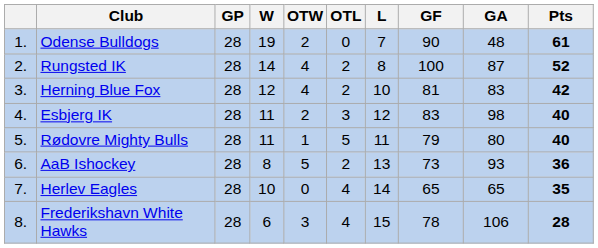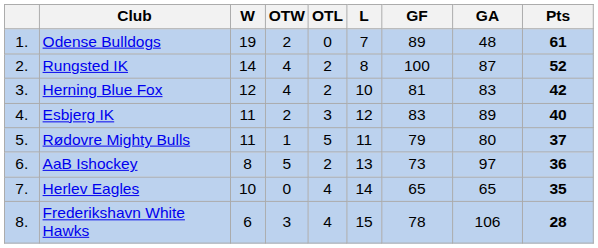- column: (233, 16)
(431, 41) 90 -> (417, 41) 89
(496, 115) 98 -> (487, 115) 89
(561, 139) 40 -> (558, 139) 37
(496, 164) 93 -> (487, 164) 97
